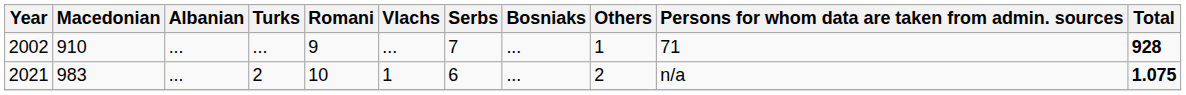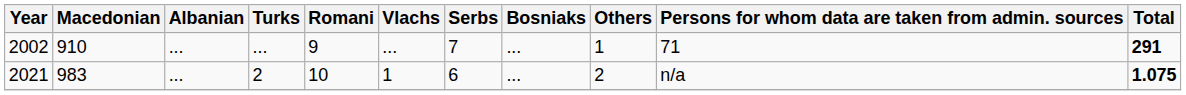(1147, 47) 928 -> (1147, 47) 291
